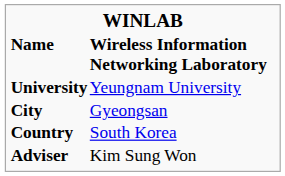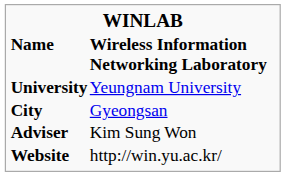- row: (42, 132)
+ row: (40, 155)
